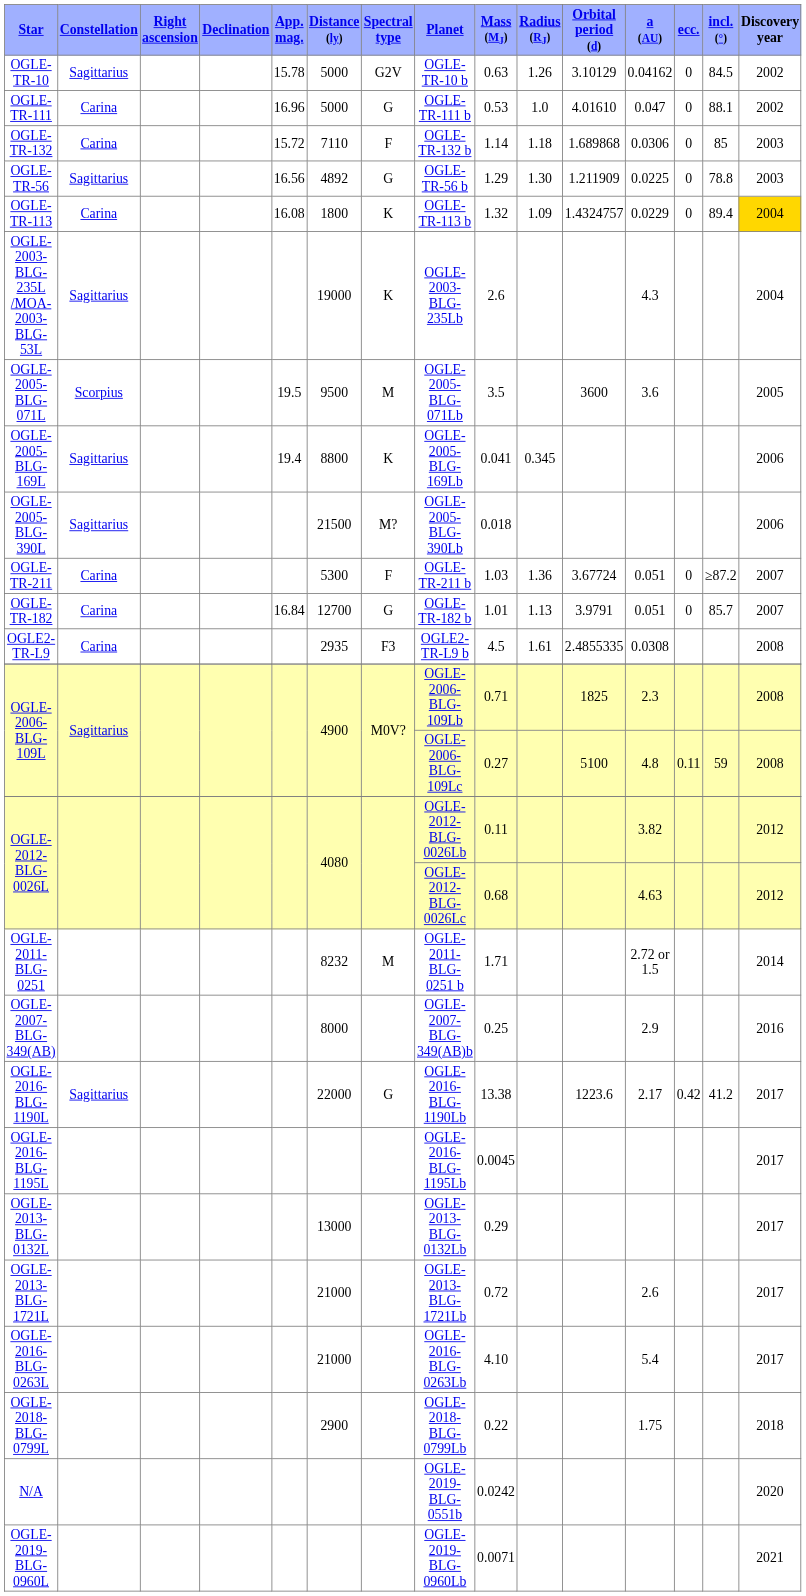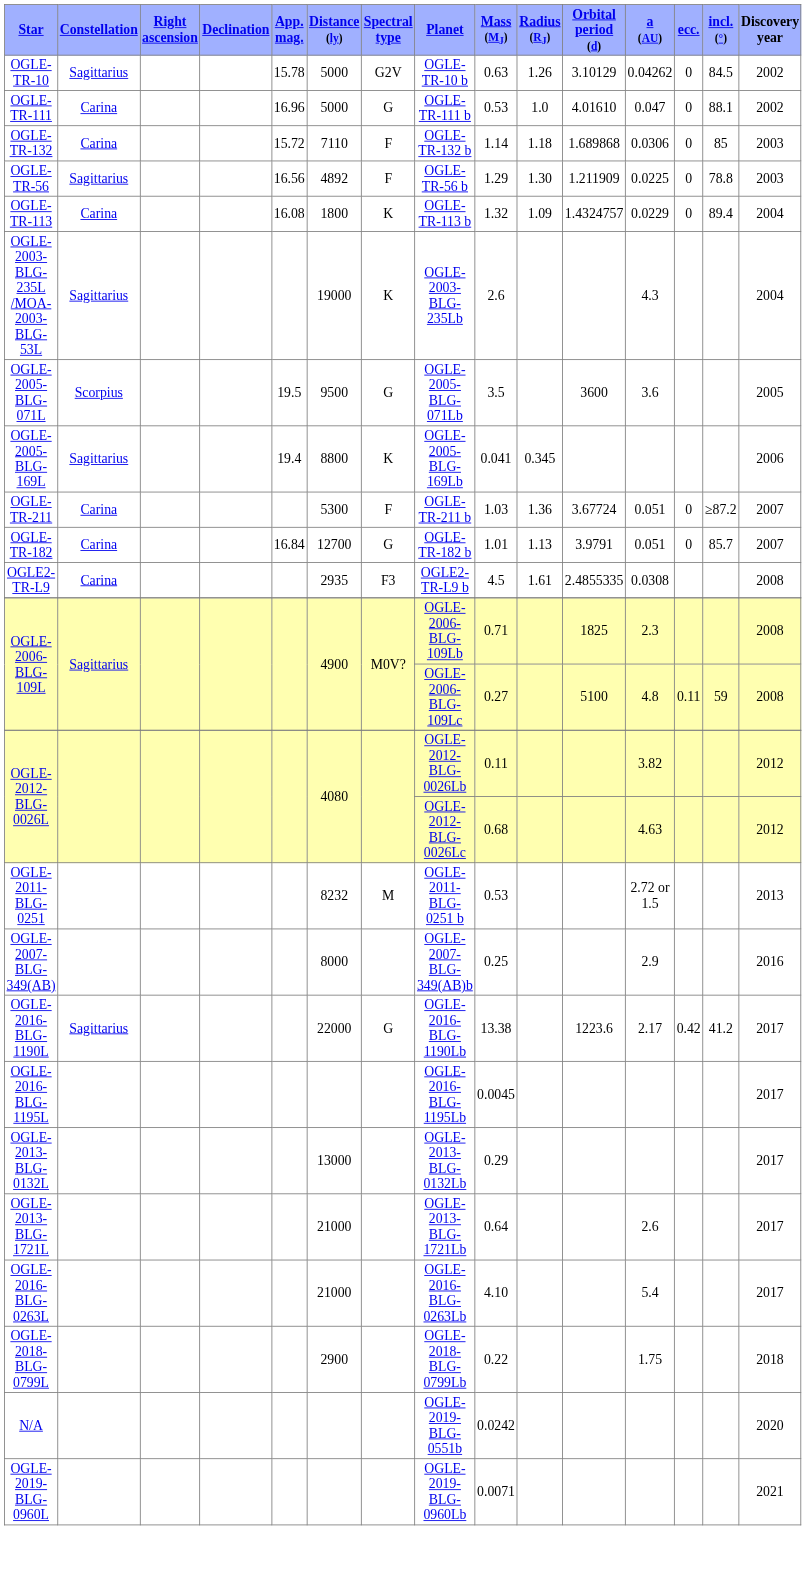(650, 72) 0.04162 -> (650, 72) 0.04262
(388, 178) G -> (388, 178) F
(770, 213) gold background -> (770, 213) no background
(388, 392) M -> (388, 392) G
- row: (31, 525)
(496, 962) 1.71 -> (496, 895) 0.53
(770, 962) 2014 -> (770, 895) 2013
(496, 1293) 0.72 -> (496, 1226) 0.64
